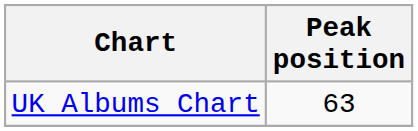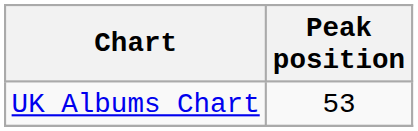(339, 104) 63 -> (339, 104) 53
